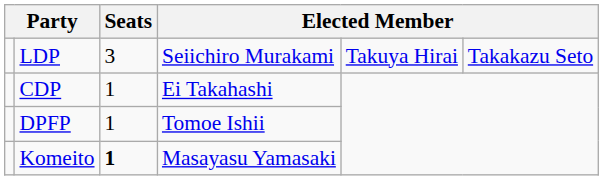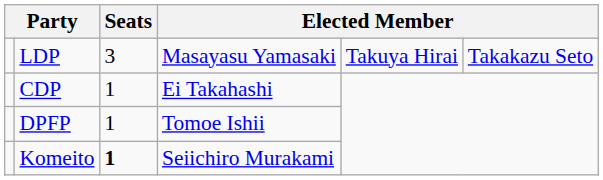(248, 55) Seiichiro Murakami -> (249, 55) Masayasu Yamasaki
(249, 157) Masayasu Yamasaki -> (248, 157) Seiichiro Murakami
